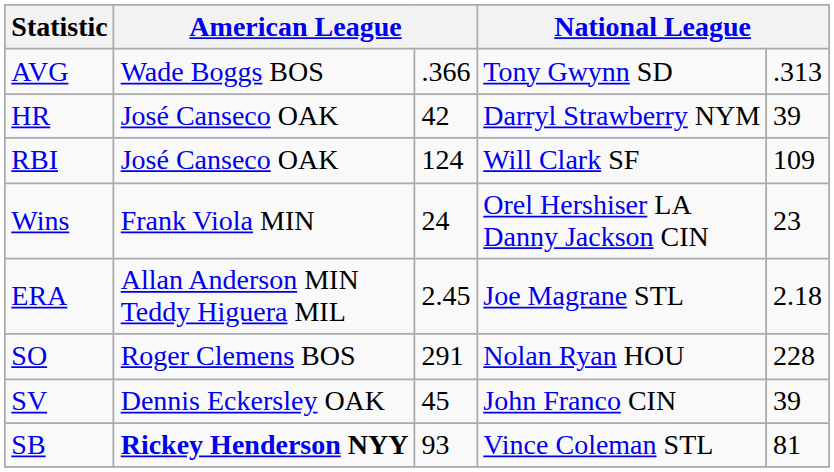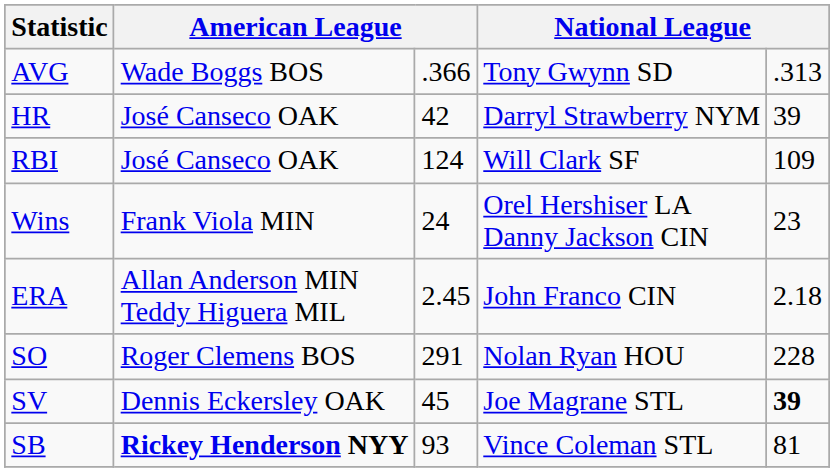(584, 295) Joe Magrane STL -> (580, 295) John Franco CIN
(580, 400) John Franco CIN -> (584, 400) Joe Magrane STL
(787, 400) normal -> (787, 400) bold
